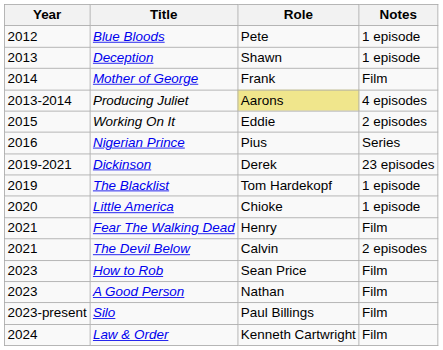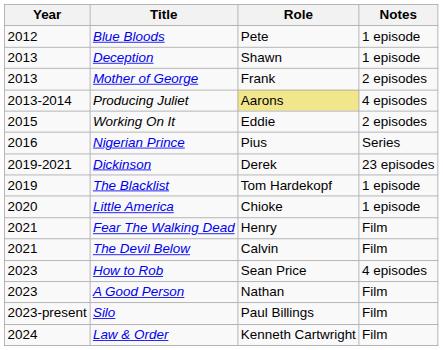(22, 79) 2014 -> (22, 79) 2013
(375, 79) Film -> (395, 79) 2 episodes
(395, 249) 2 episodes -> (375, 249) Film
(375, 270) Film -> (395, 270) 4 episodes
